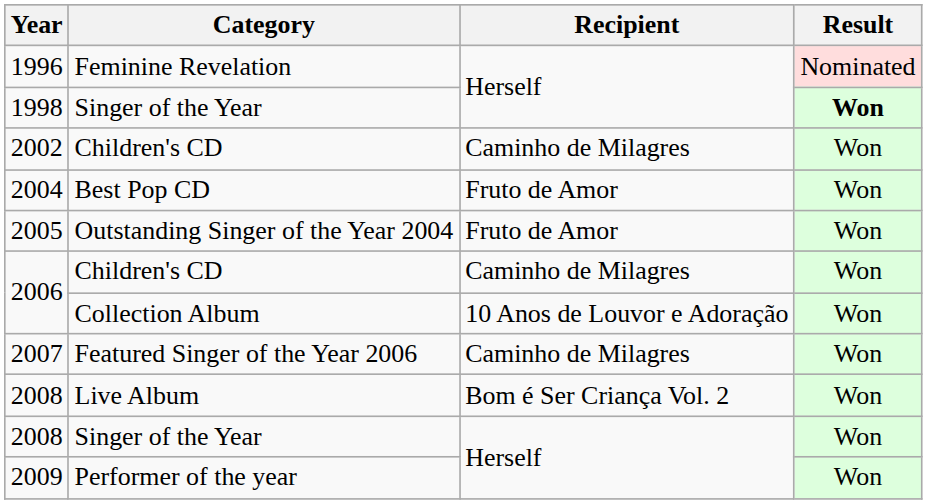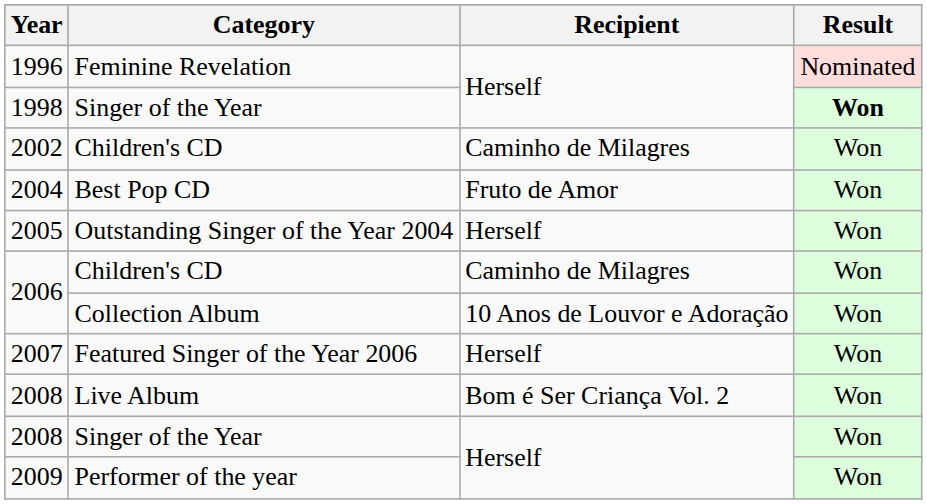(542, 230) Fruto de Amor -> (503, 230) Herself
(578, 353) Caminho de Milagres -> (503, 353) Herself
